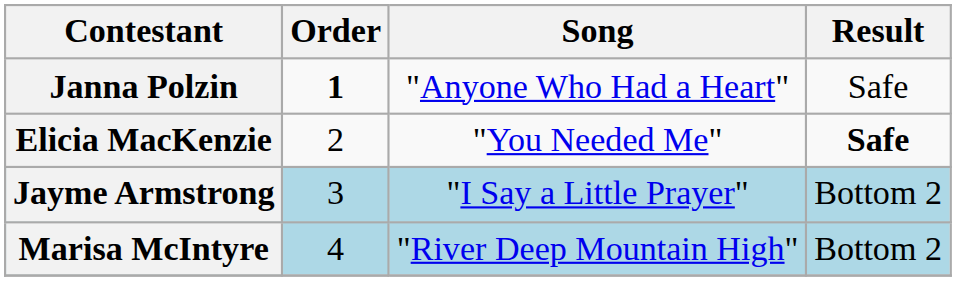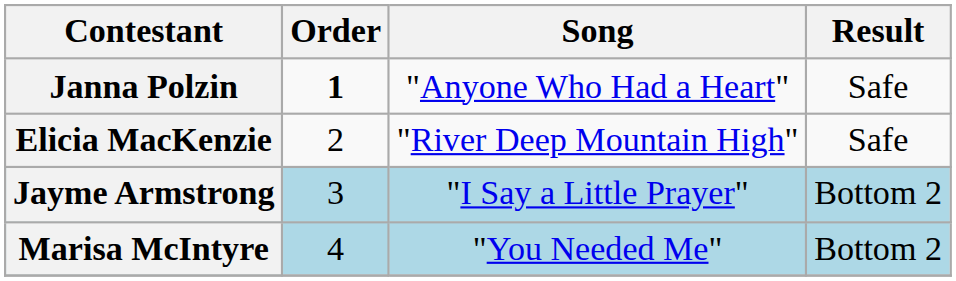(598, 139) "You Needed Me" -> (598, 139) "River Deep Mountain High"
(878, 139) bold -> (878, 139) normal
(598, 247) "River Deep Mountain High" -> (598, 247) "You Needed Me"
